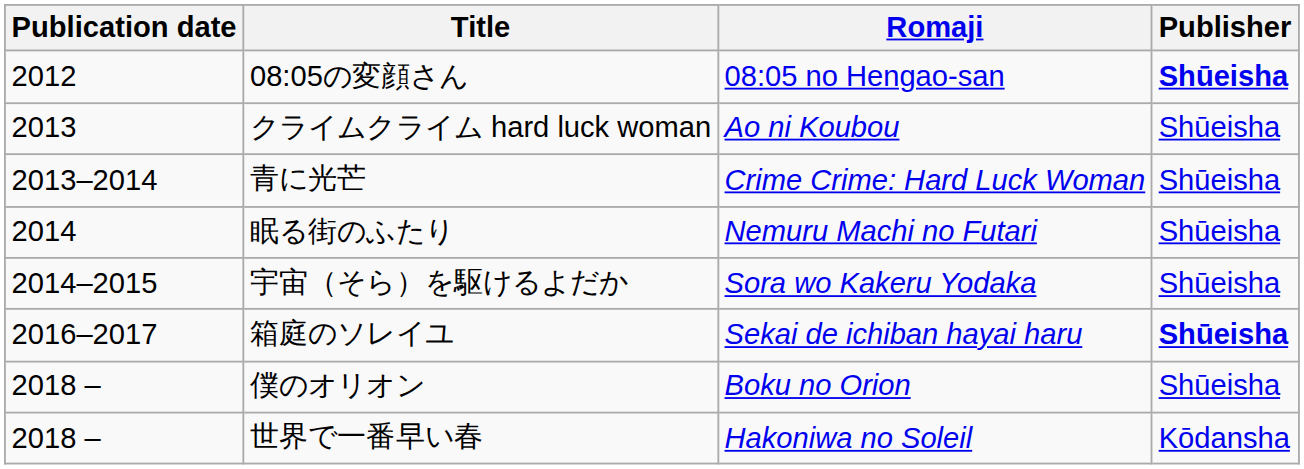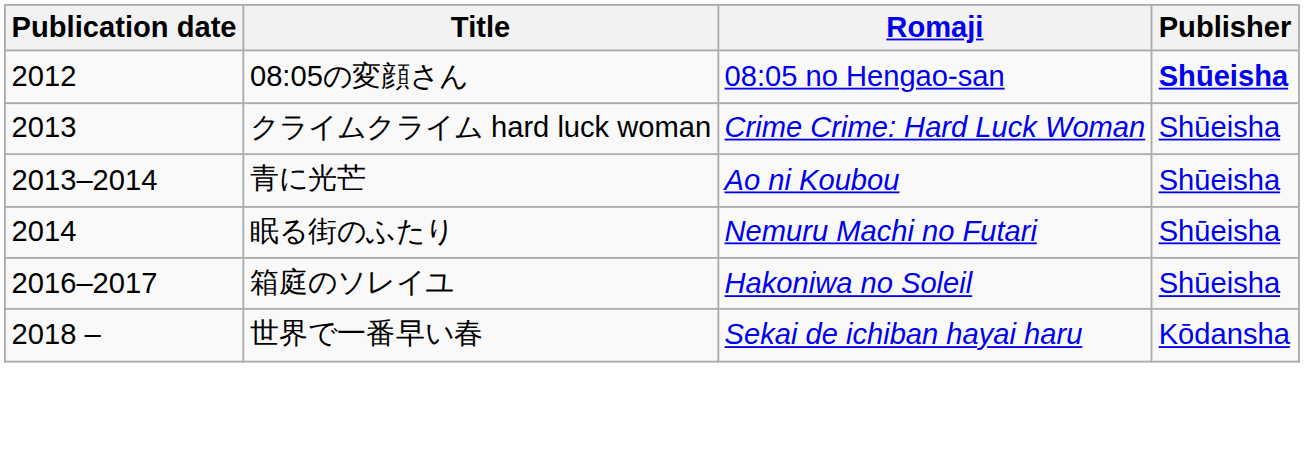(812, 128) Ao ni Koubou -> (935, 128) Crime Crime: Hard Luck Woman
(935, 179) Crime Crime: Hard Luck Woman -> (812, 179) Ao ni Koubou
- row: (439, 282)
(903, 334) Sekai de ichiban hayai haru -> (848, 283) Hakoniwa no Soleil
(1223, 334) bold -> (1219, 283) normal
- row: (337, 385)
(848, 438) Hakoniwa no Soleil -> (903, 334) Sekai de ichiban hayai haru
